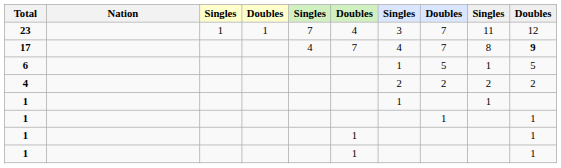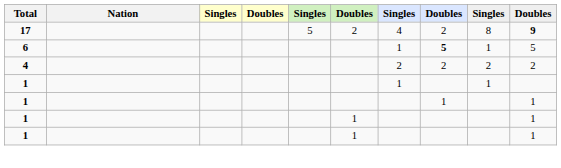- row: (25, 31)
(310, 48) 4 -> (310, 31) 5
(354, 48) 7 -> (354, 31) 2
(444, 48) 7 -> (444, 31) 2
(444, 66) normal -> (444, 48) bold
